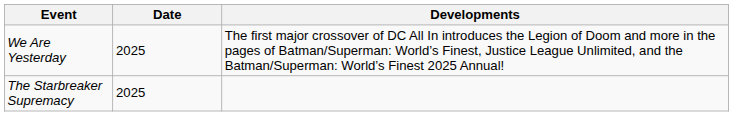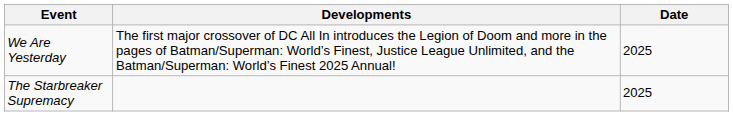columns swapped: (167, 14) <-> (475, 14)
